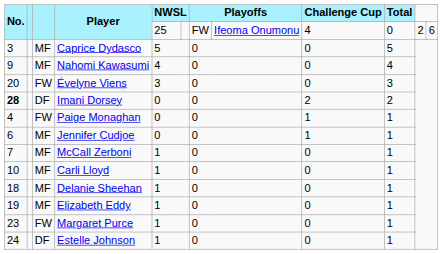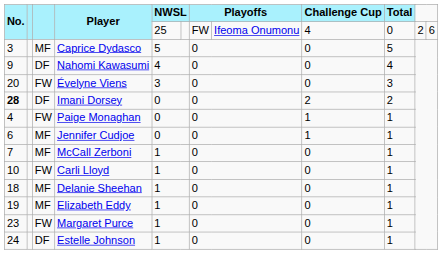(43, 65) MF -> (42, 65) DF
(43, 170) MF -> (43, 170) FW
